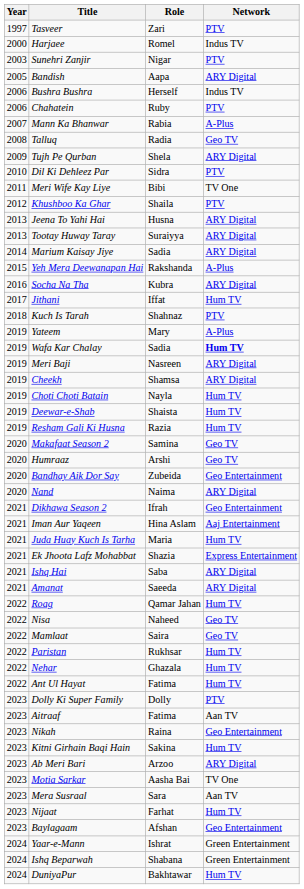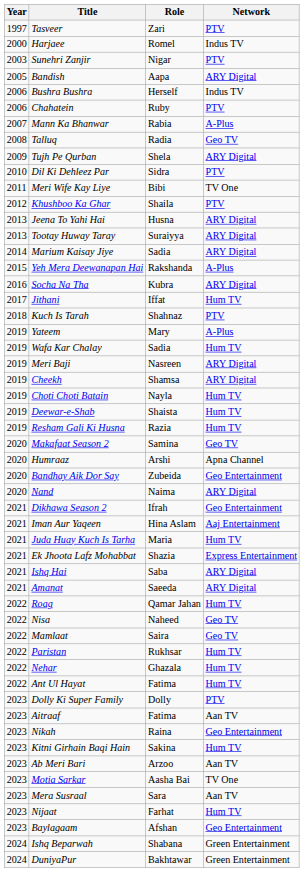(225, 348) bold -> (224, 348) normal
(222, 460) Geo TV -> (235, 460) Apna Channel
(231, 763) ARY Digital -> (222, 763) Aan TV
- row: (58, 843)
(224, 875) Hum TV -> (248, 859) Green Entertainment
